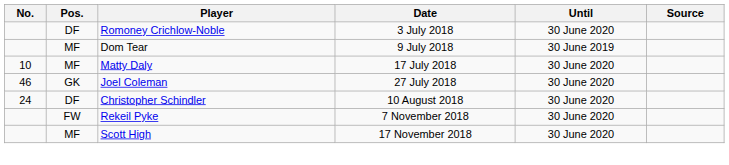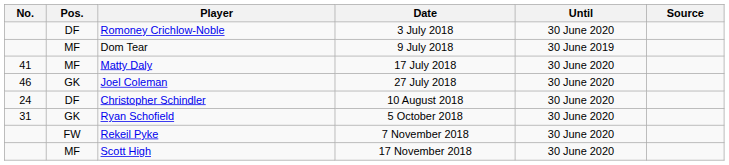(25, 65) 10 -> (25, 65) 41
+ row: (137, 117)
